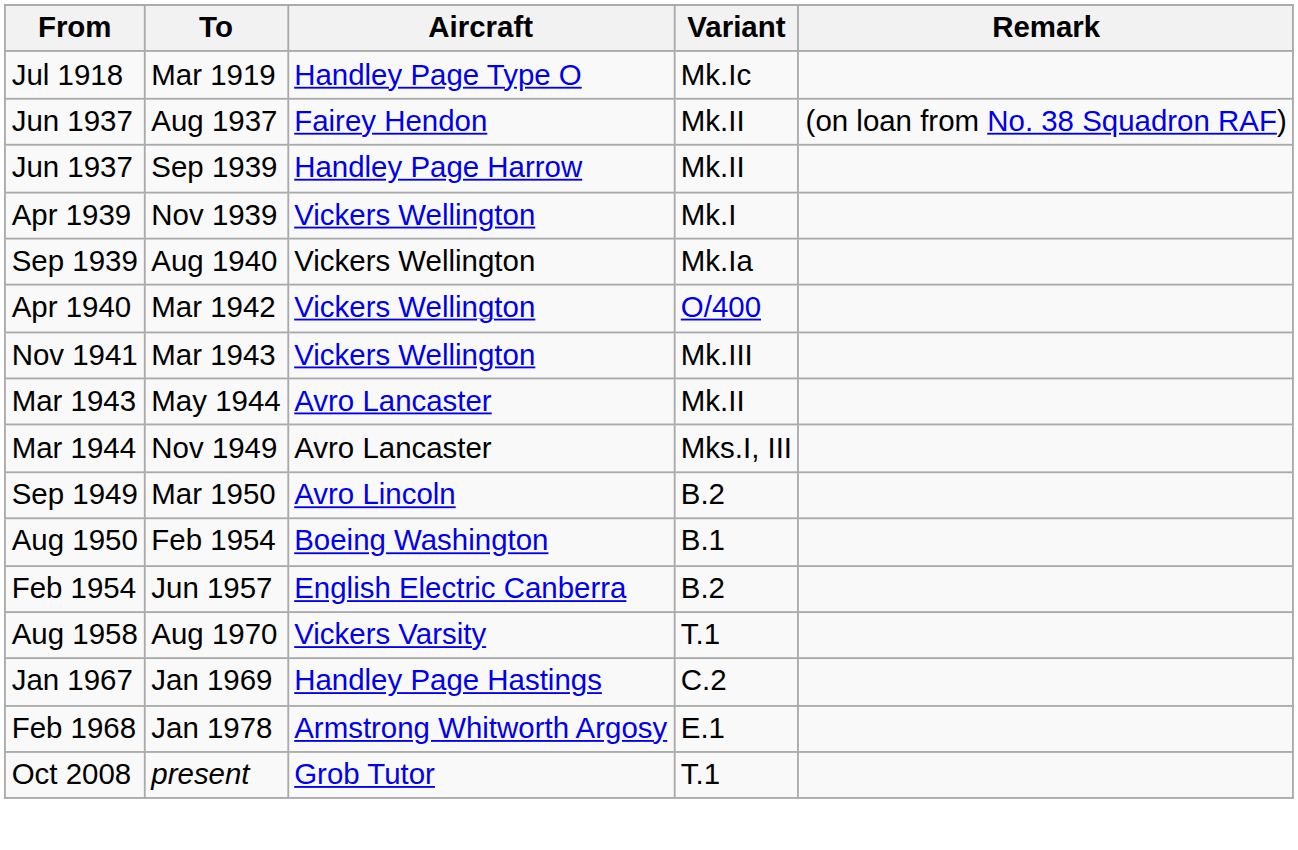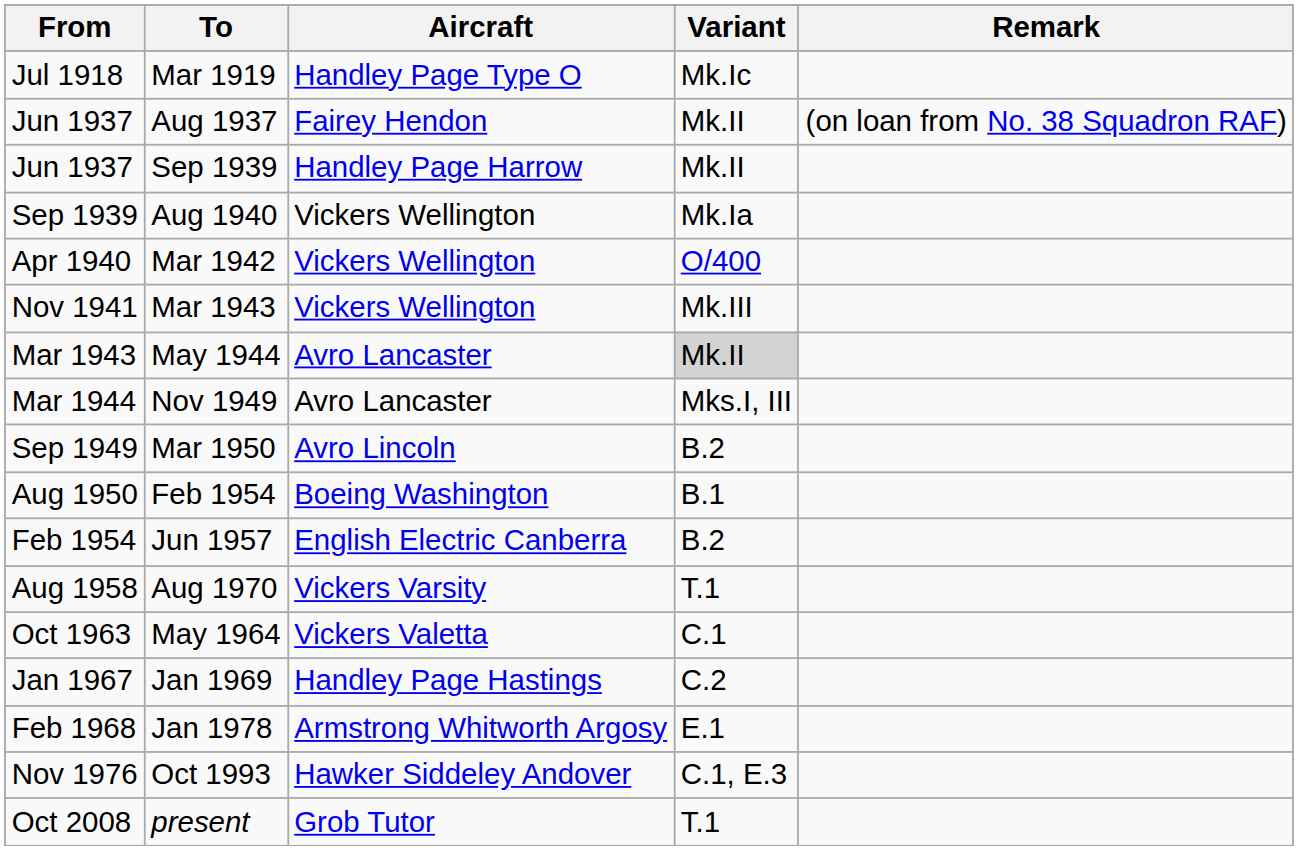- row: (214, 214)
(713, 401) no background -> (713, 354) lightgrey background
+ row: (216, 634)
+ row: (211, 774)
